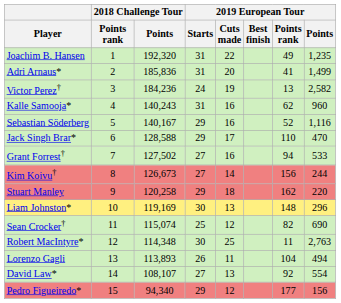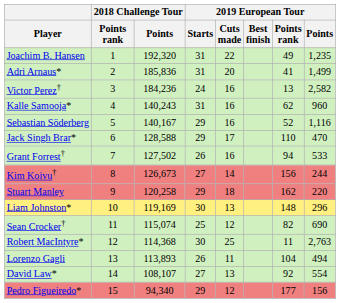(230, 89) 19 -> (230, 89) 16
(200, 155) 27 -> (200, 155) 26
(160, 242) 114,348 -> (160, 242) 114,368
